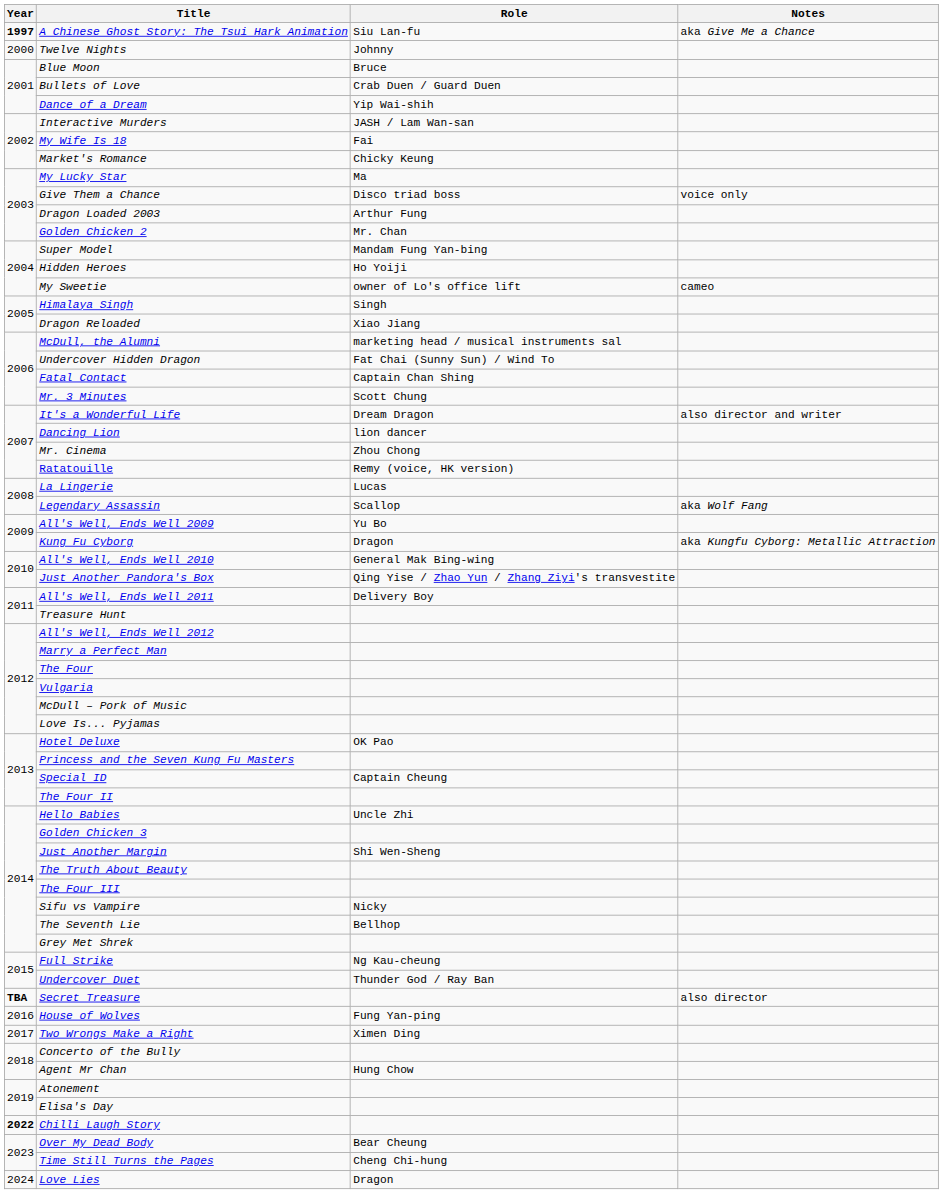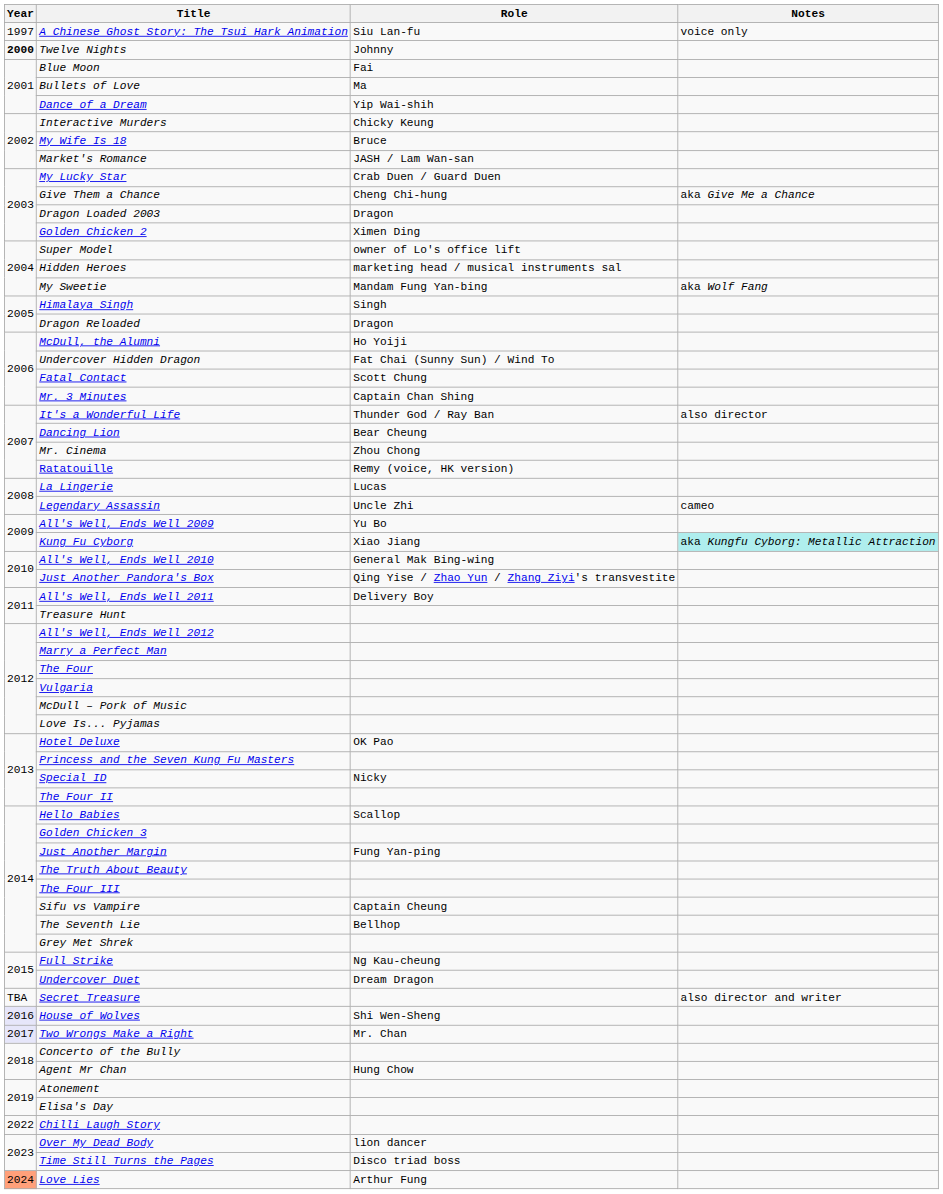(21, 32) bold -> (21, 32) normal
(748, 32) aka Give Me a Chance -> (714, 32) voice only
(21, 50) normal -> (21, 50) bold
(370, 68) Bruce -> (363, 68) Fai
(427, 86) Crab Duen / Guard Duen -> (360, 86) Ma
(414, 123) JASH / Lam Wan-san -> (393, 123) Chicky Keung
(363, 141) Fai -> (370, 141) Bruce
(393, 159) Chicky Keung -> (414, 159) JASH / Lam Wan-san
(360, 178) Ma -> (427, 178) Crab Duen / Guard Duen
(407, 196) Disco triad boss -> (400, 196) Cheng Chi-hung
(714, 196) voice only -> (748, 196) aka Give Me a Chance
(390, 214) Arthur Fung -> (373, 214) Dragon
(380, 232) Mr. Chan -> (387, 232) Ximen Ding
(420, 250) Mandam Fung Yan-bing -> (437, 250) owner of Lo's office lift
(380, 269) Ho Yoiji -> (487, 269) marketing head / musical instruments sal
(437, 287) owner of Lo's office lift -> (420, 287) Mandam Fung Yan-bing
(697, 287) cameo -> (724, 287) aka Wolf Fang
(387, 323) Xiao Jiang -> (373, 323) Dragon
(487, 342) marketing head / musical instruments sal -> (380, 342) Ho Yoiji
(414, 378) Captain Chan Shing -> (390, 378) Scott Chung
(390, 396) Scott Chung -> (414, 396) Captain Chan Shing
(393, 414) Dream Dragon -> (424, 414) Thunder God / Ray Ban
(761, 414) also director and writer -> (724, 414) also director
(390, 433) lion dancer -> (390, 433) Bear Cheung
(377, 506) Scallop -> (383, 506) Uncle Zhi
(724, 506) aka Wolf Fang -> (697, 506) cameo
(373, 542) Dragon -> (387, 542) Xiao Jiang
(808, 542) no background -> (808, 542) paleturquoise background
(400, 779) Captain Cheung -> (370, 779) Nicky
(383, 815) Uncle Zhi -> (377, 815) Scallop
(397, 852) Shi Wen-Sheng -> (397, 852) Fung Yan-ping
(370, 906) Nicky -> (400, 906) Captain Cheung
(424, 979) Thunder God / Ray Ban -> (393, 979) Dream Dragon
(17, 997) bold -> (17, 997) normal
(724, 997) also director -> (761, 997) also director and writer
(21, 1016) no background -> (21, 1016) lavender background
(397, 1016) Fung Yan-ping -> (397, 1016) Shi Wen-Sheng
(21, 1034) no background -> (21, 1034) lavender background
(387, 1034) Ximen Ding -> (380, 1034) Mr. Chan
(21, 1125) bold -> (21, 1125) normal
(390, 1143) Bear Cheung -> (390, 1143) lion dancer
(400, 1161) Cheng Chi-hung -> (407, 1161) Disco triad boss
(21, 1180) no background -> (21, 1180) lightsalmon background
(373, 1180) Dragon -> (390, 1180) Arthur Fung
